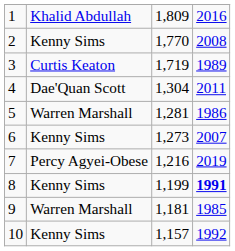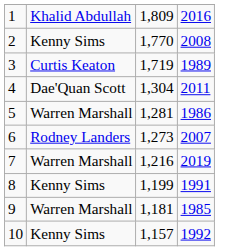(68, 137) Kenny Sims -> (80, 137) Rodney Landers
(89, 161) Percy Agyei-Obese -> (81, 161) Warren Marshall
(211, 185) bold -> (196, 185) normal
